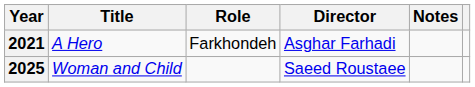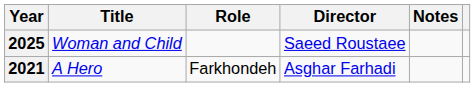rows swapped: (26, 43) <-> (26, 69)
